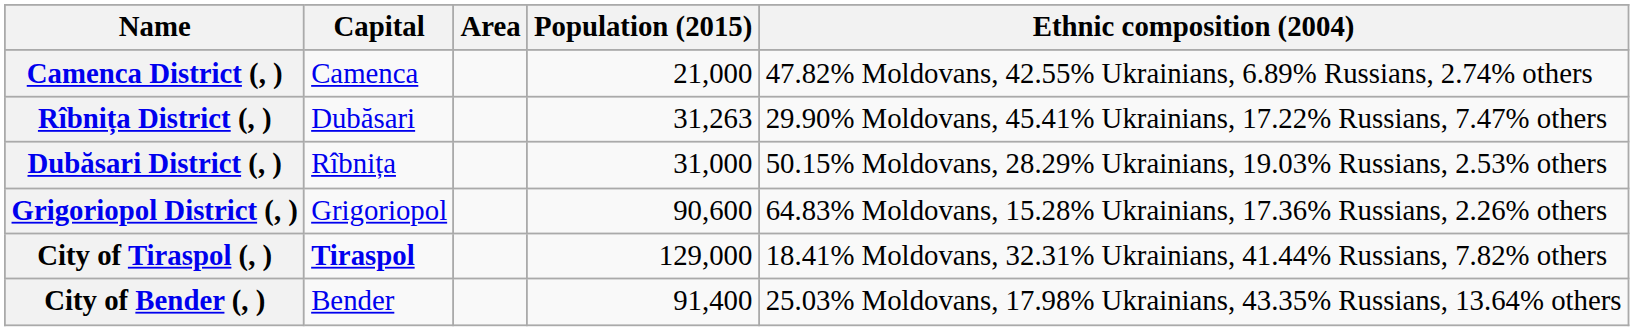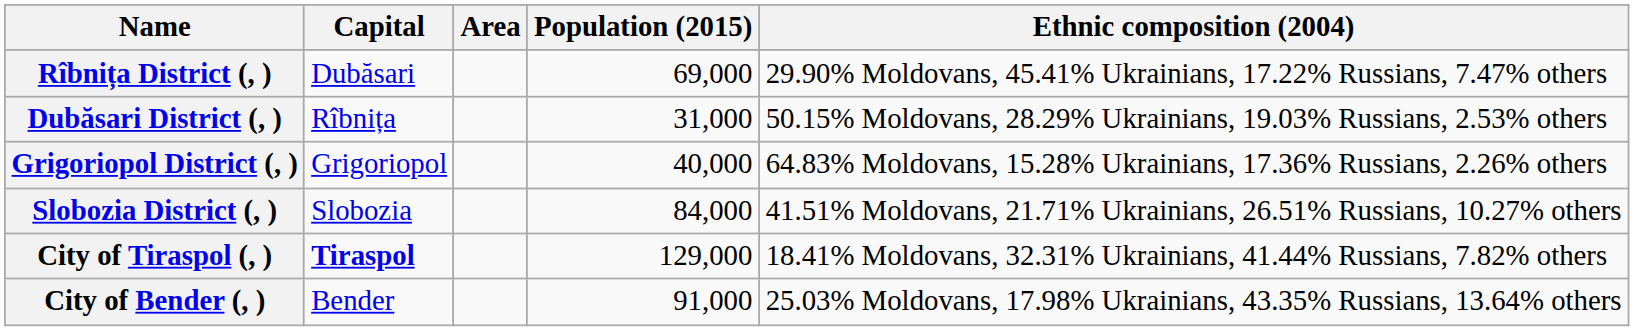- row: (155, 73)
(713, 118) 31,263 -> (713, 73) 69,000
(713, 210) 90,600 -> (713, 164) 40,000
+ row: (155, 210)
(713, 301) 91,400 -> (713, 301) 91,000
